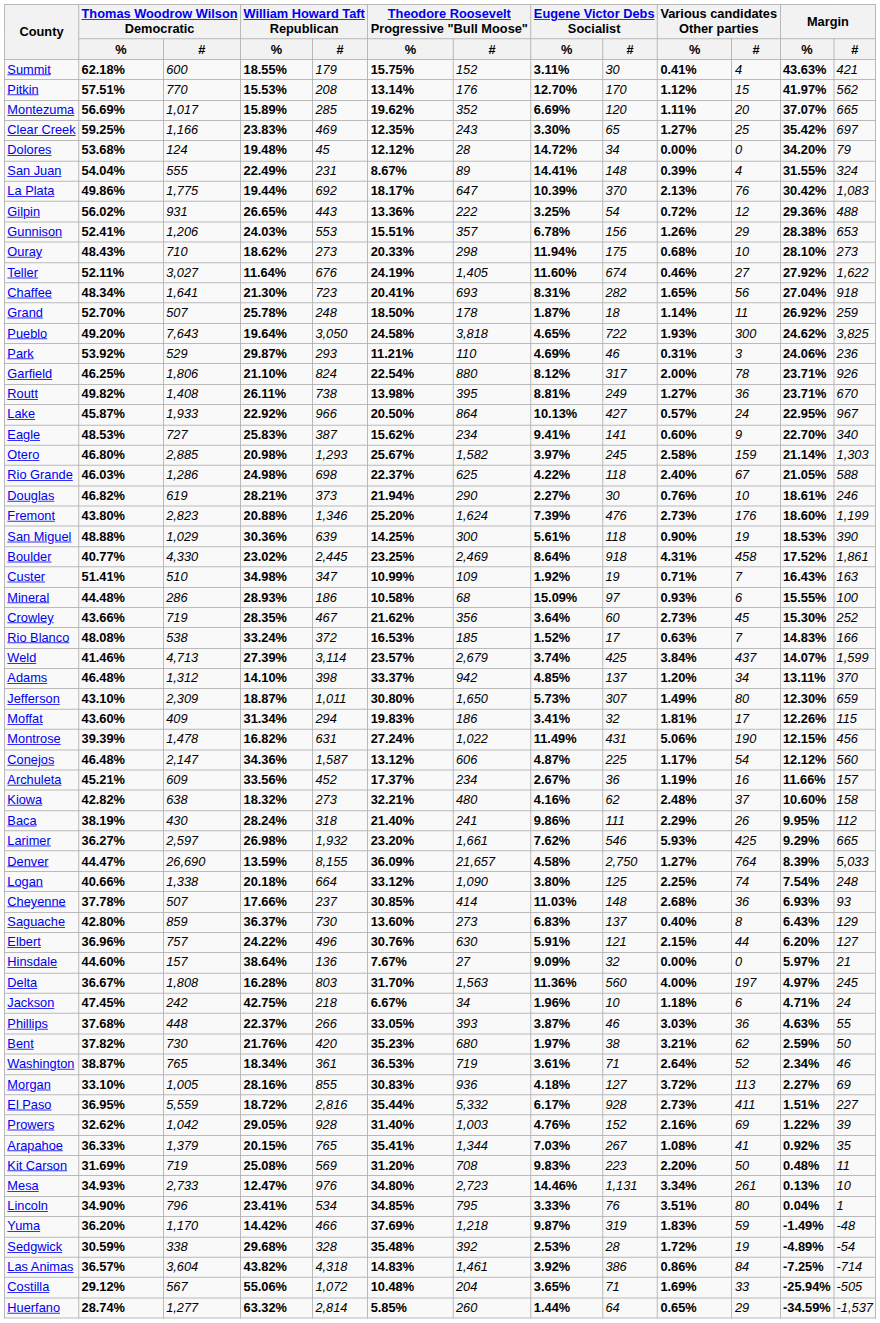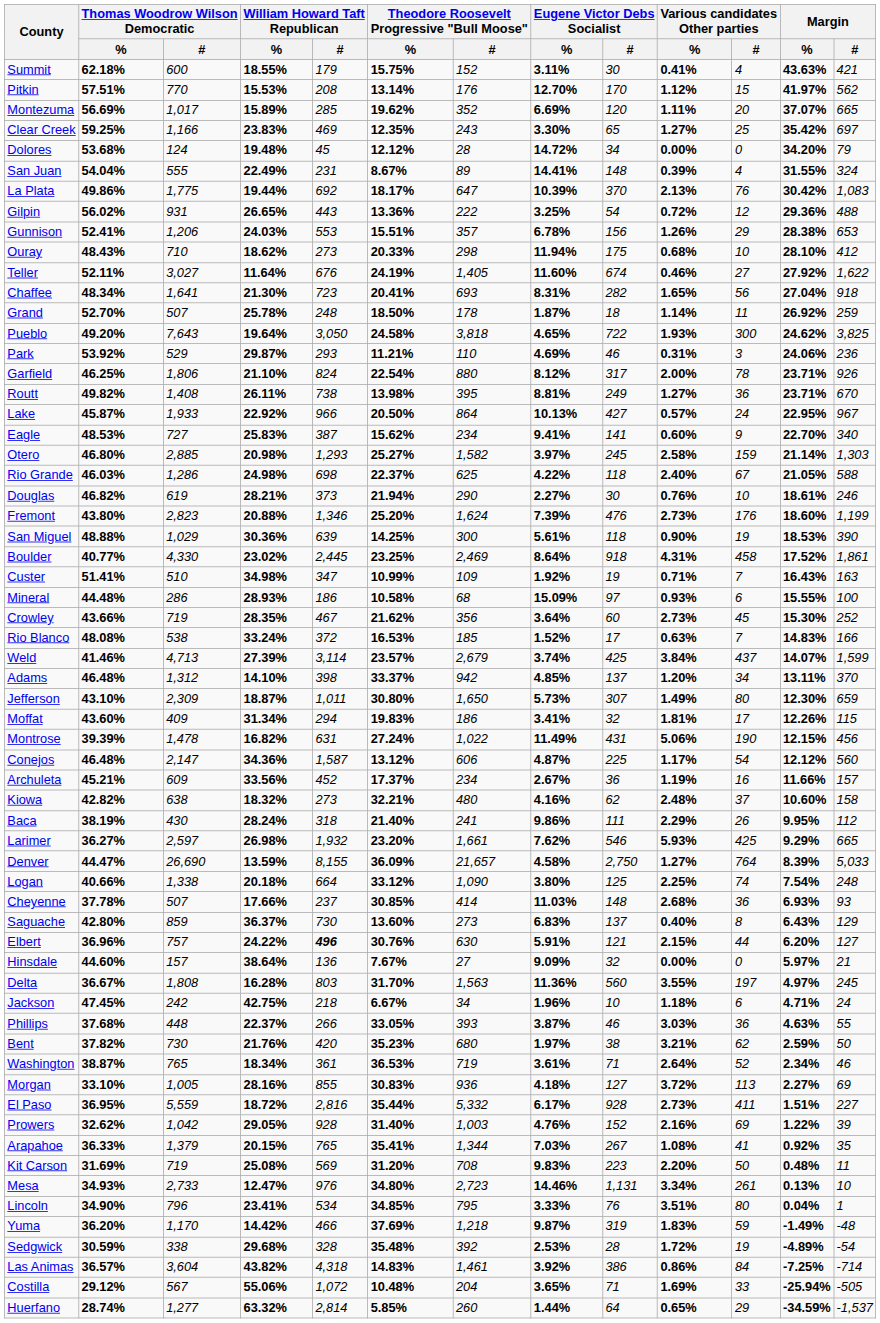(847, 252) 273 -> (847, 252) 412
(392, 455) 25.67% -> (392, 455) 25.27%
(326, 942) normal -> (326, 942) bold
(679, 983) 4.00% -> (679, 983) 3.55%
